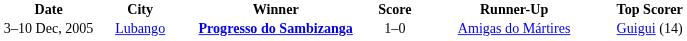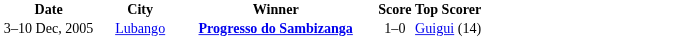- column: (514, 9)
